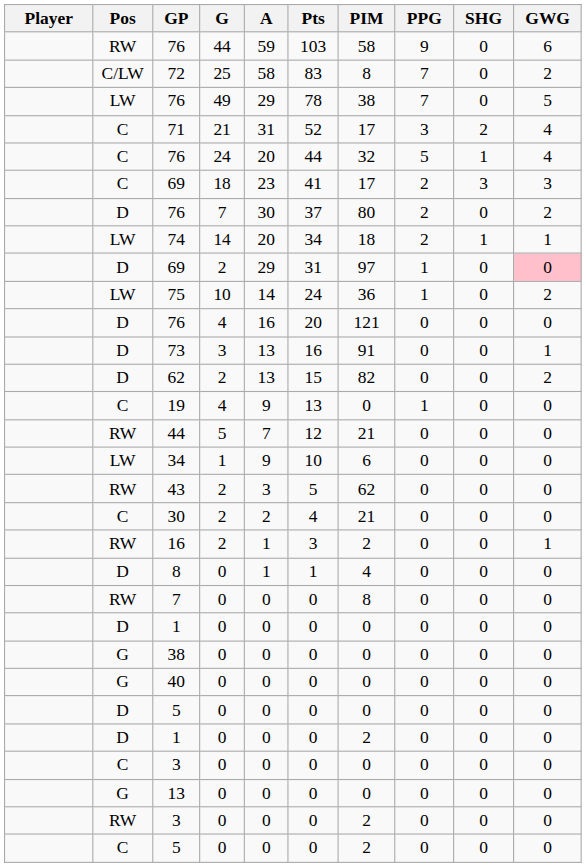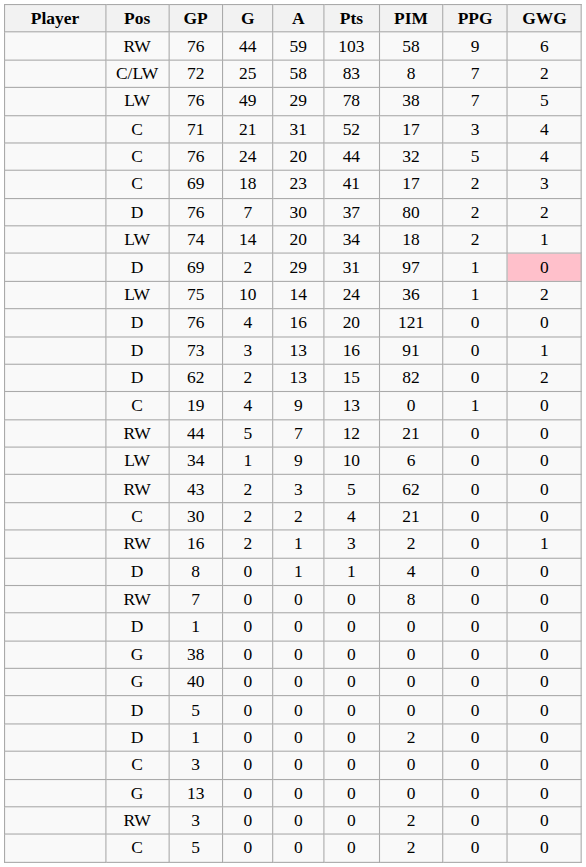- column: (484, 18)
